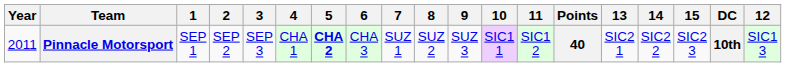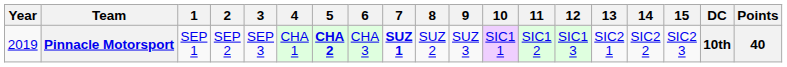columns swapped: (762, 15) <-> (578, 15)
(22, 43) 2011 -> (23, 43) 2019
(398, 43) normal -> (399, 43) bold
